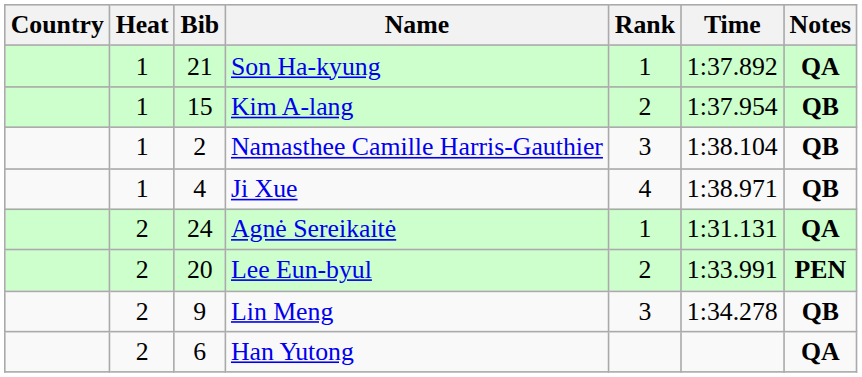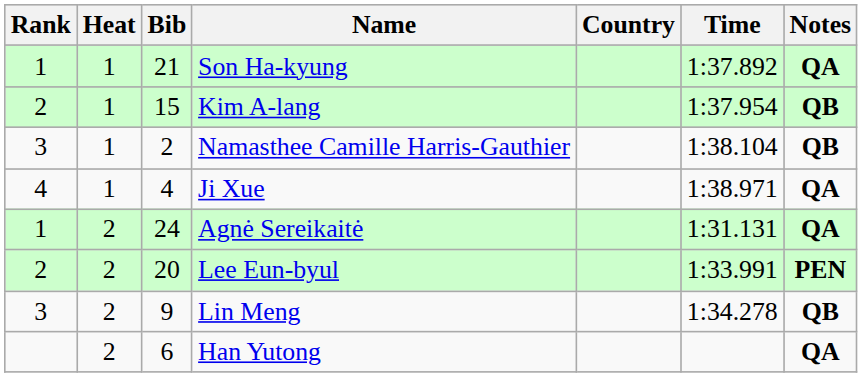columns swapped: (645, 24) <-> (57, 24)
(820, 188) QB -> (820, 188) QA
